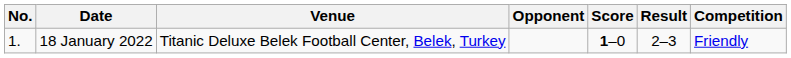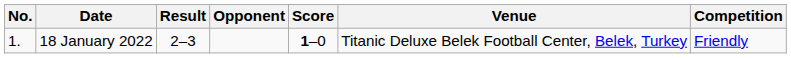columns swapped: (333, 16) <-> (664, 16)
